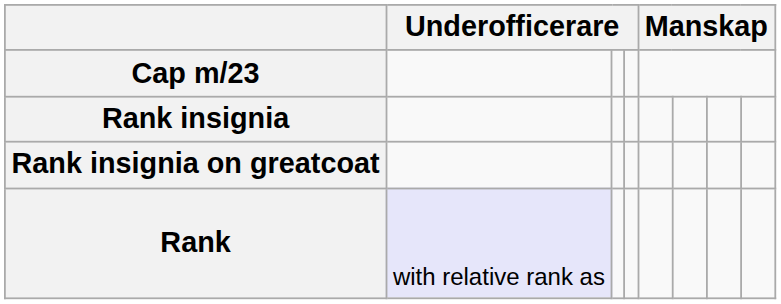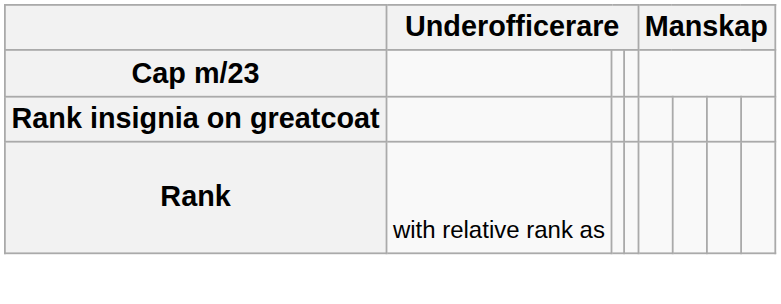- row: (196, 118)
(499, 276) lavender background -> (499, 230) no background
